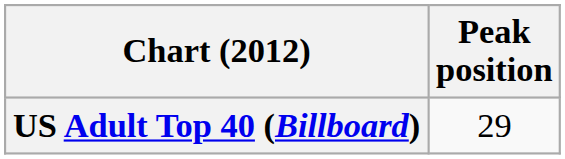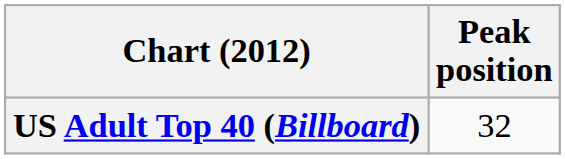(494, 125) 29 -> (494, 125) 32
